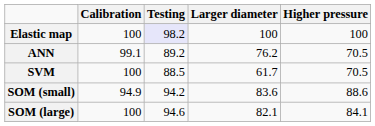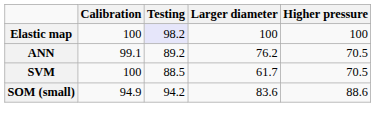- row: (41, 111)
